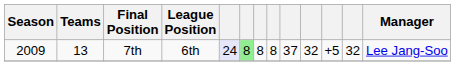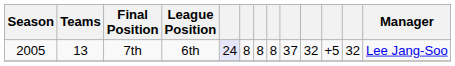(31, 50) 2009 -> (31, 50) 2005
(247, 50) lightgreen background -> (247, 50) no background
